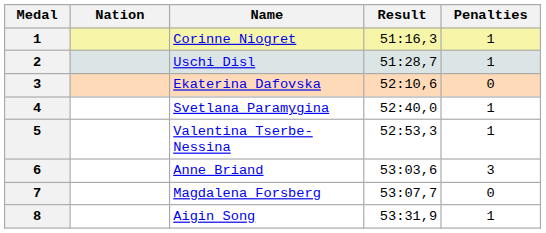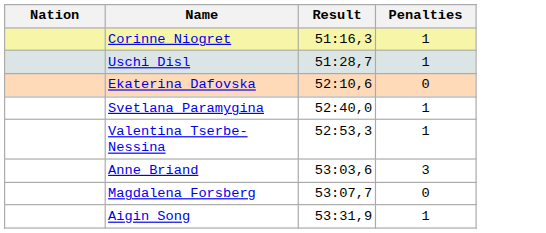- column: (37, 16)
